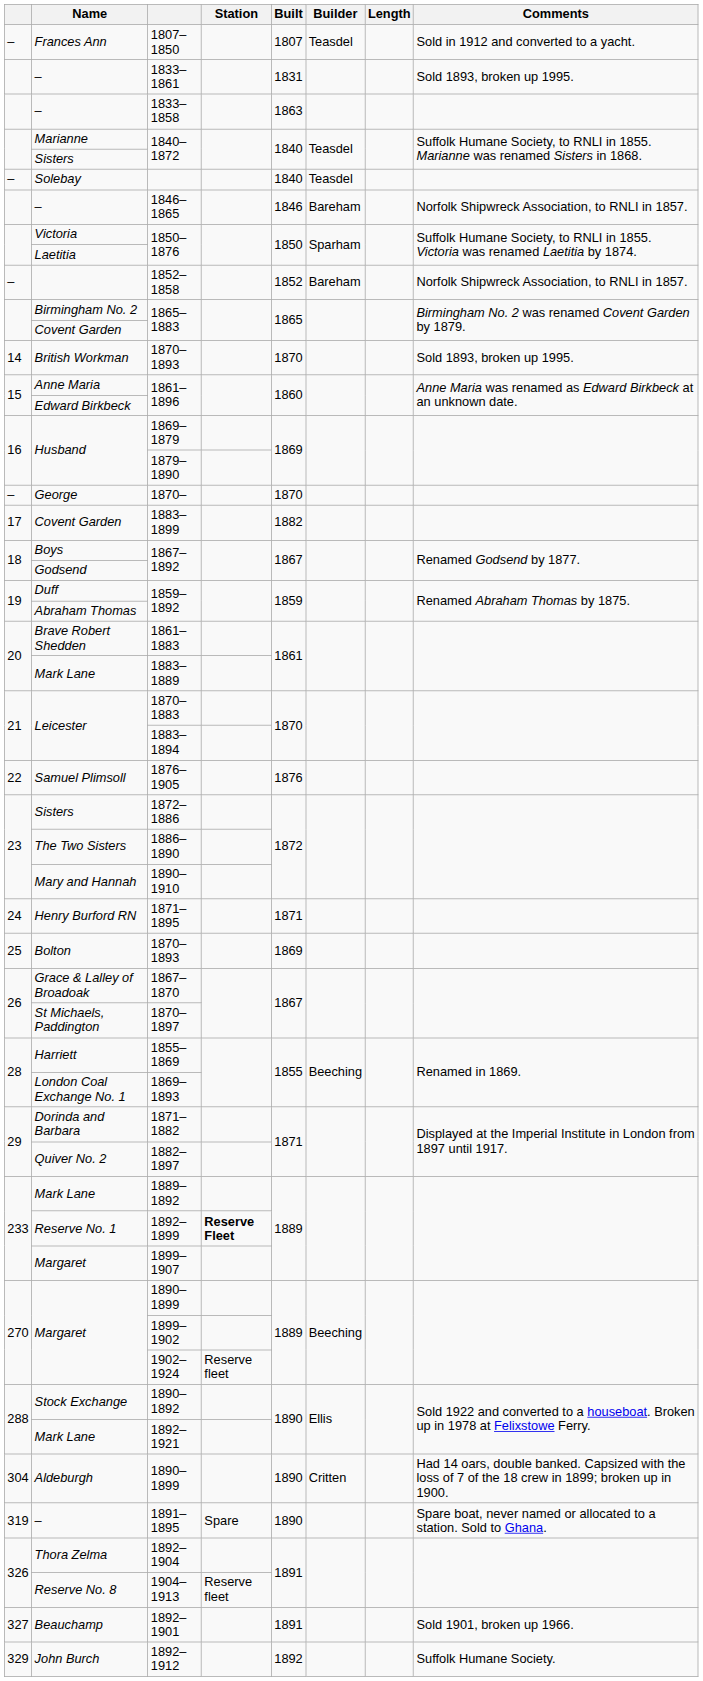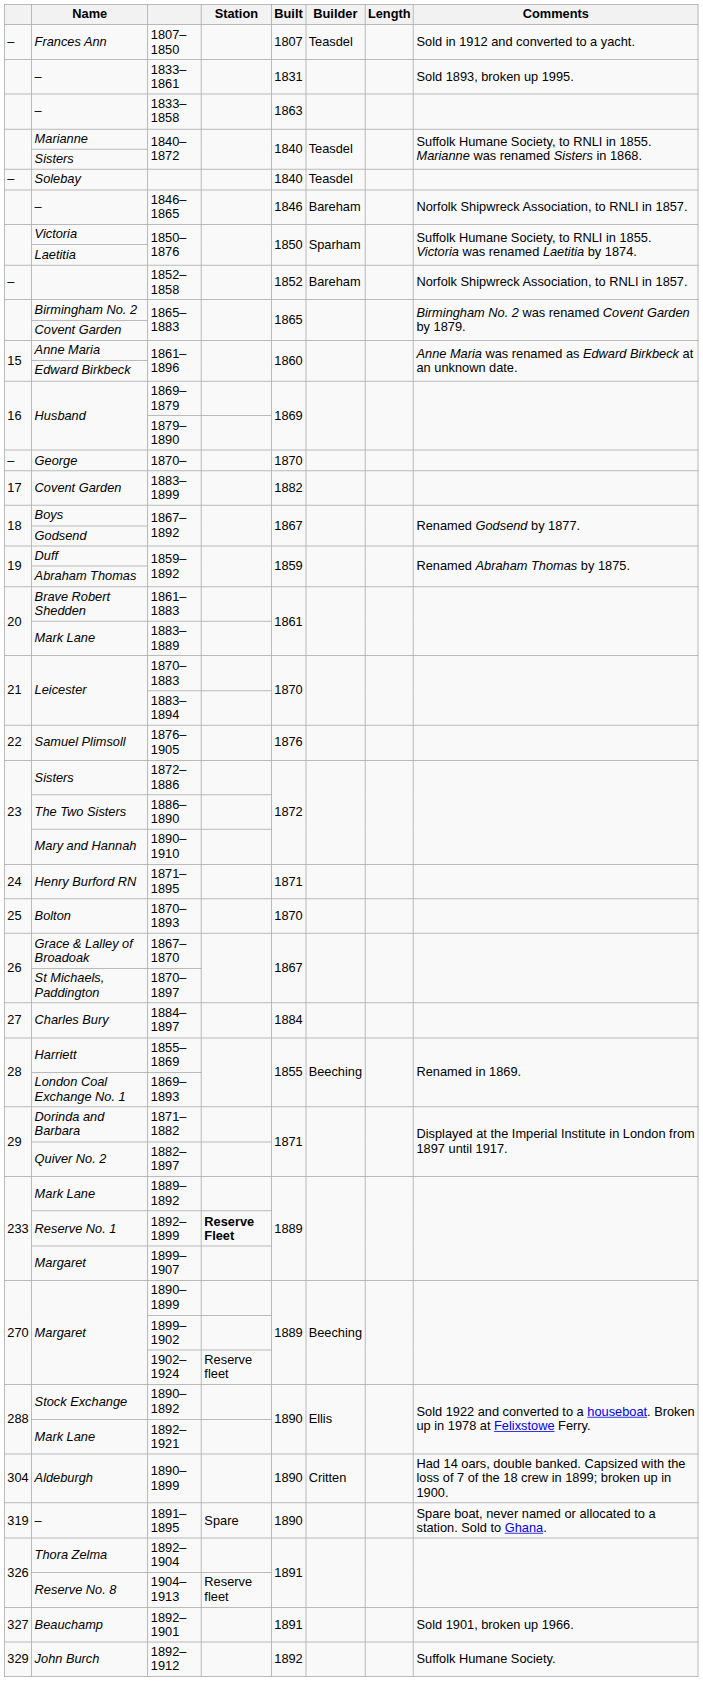- row: (82, 357)
(289, 950) 1869 -> (289, 916) 1870
+ row: (72, 1020)
